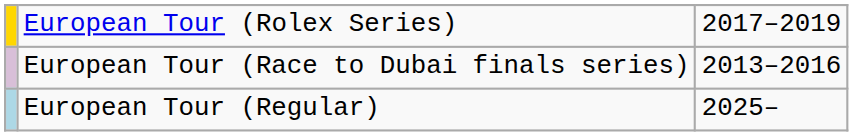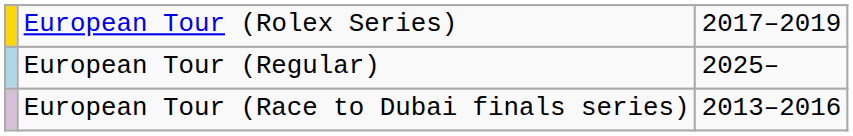rows swapped: (357, 68) <-> (202, 110)
